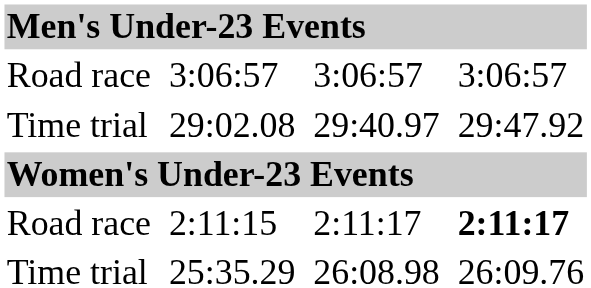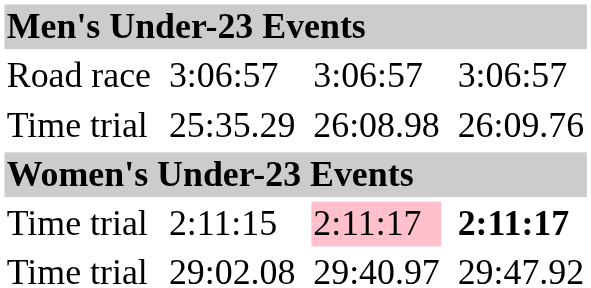rows swapped: (232, 272) <-> (232, 124)
(79, 223) Road race -> (77, 223) Time trial
(367, 223) no background -> (367, 223) pink background
